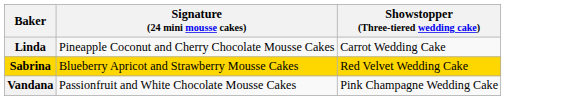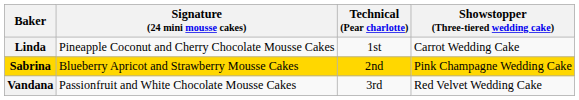+ column: (374, 20)
(404, 66) Red Velvet Wedding Cake -> (493, 66) Pink Champagne Wedding Cake
(419, 85) Pink Champagne Wedding Cake -> (478, 85) Red Velvet Wedding Cake
